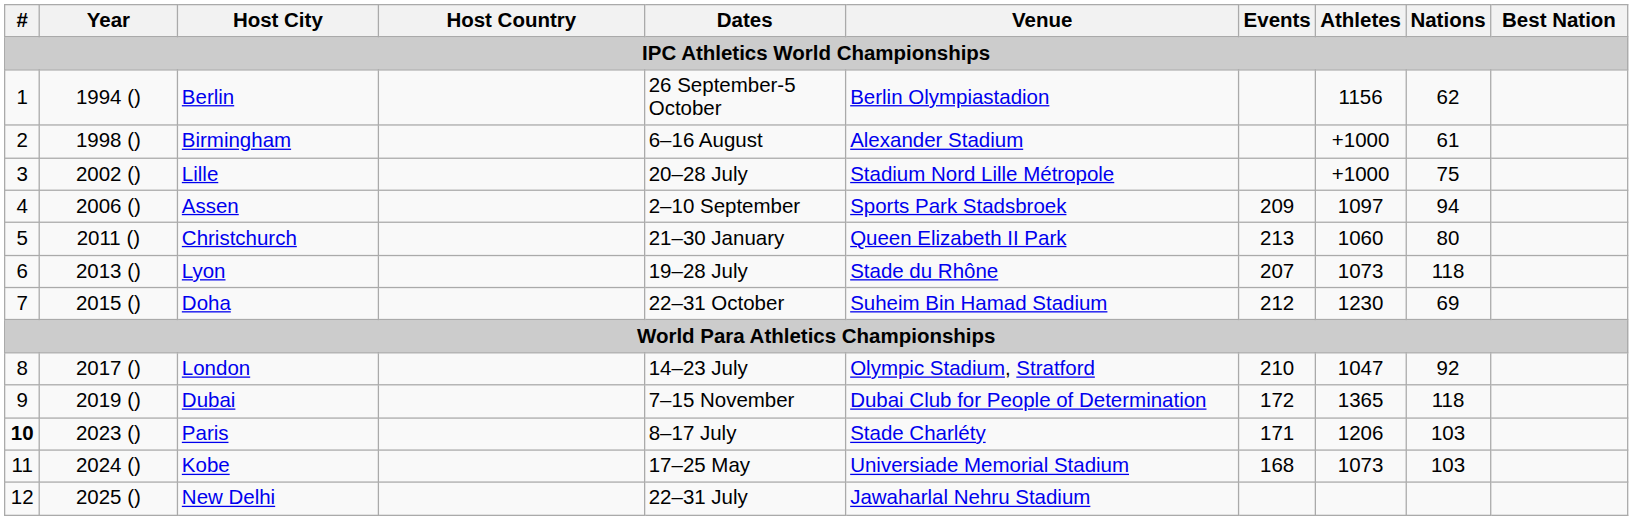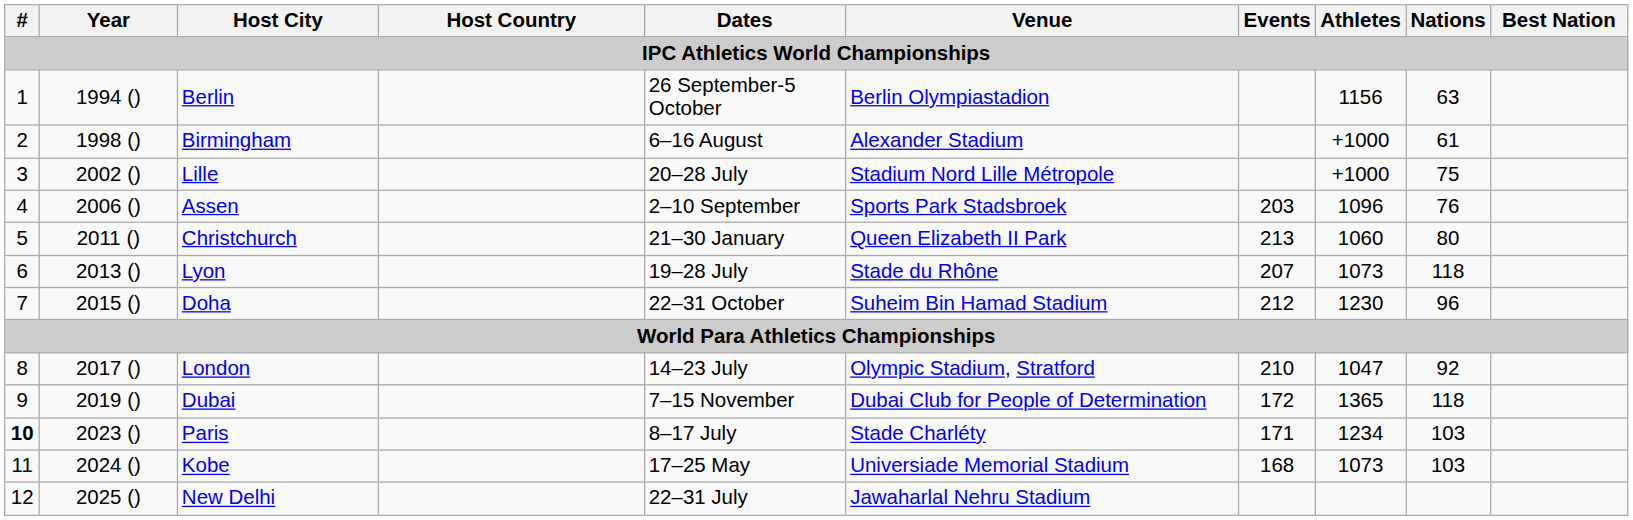(1448, 97) 62 -> (1448, 97) 63
(1277, 206) 209 -> (1277, 206) 203
(1361, 206) 1097 -> (1361, 206) 1096
(1448, 206) 94 -> (1448, 206) 76
(1448, 303) 69 -> (1448, 303) 96
(1361, 433) 1206 -> (1361, 433) 1234
